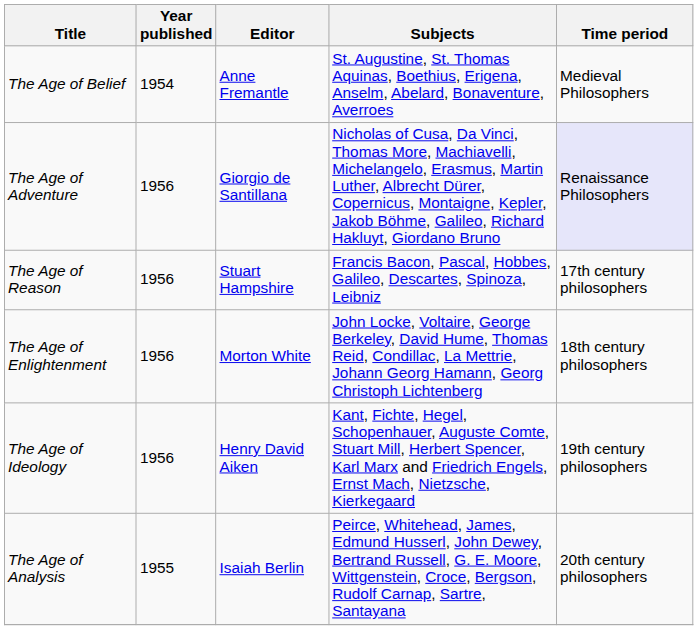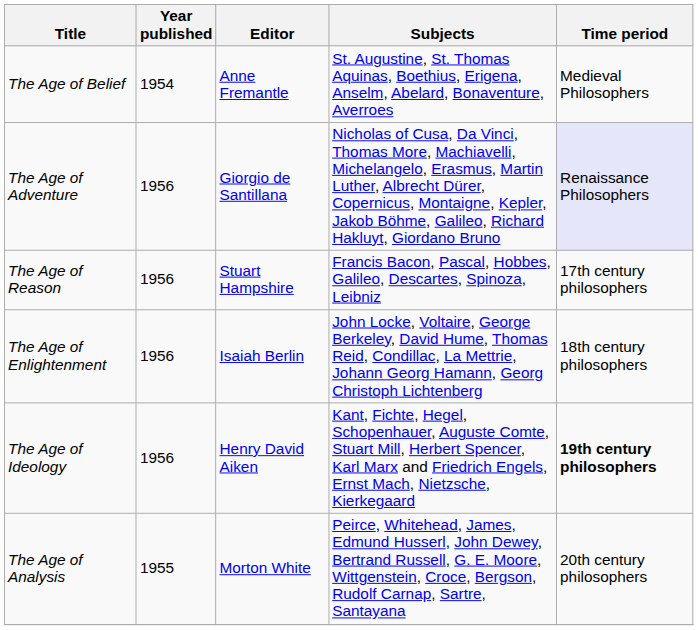(265, 356) Morton White -> (262, 356) Isaiah Berlin
(604, 458) normal -> (608, 458) bold
(262, 568) Isaiah Berlin -> (265, 568) Morton White
